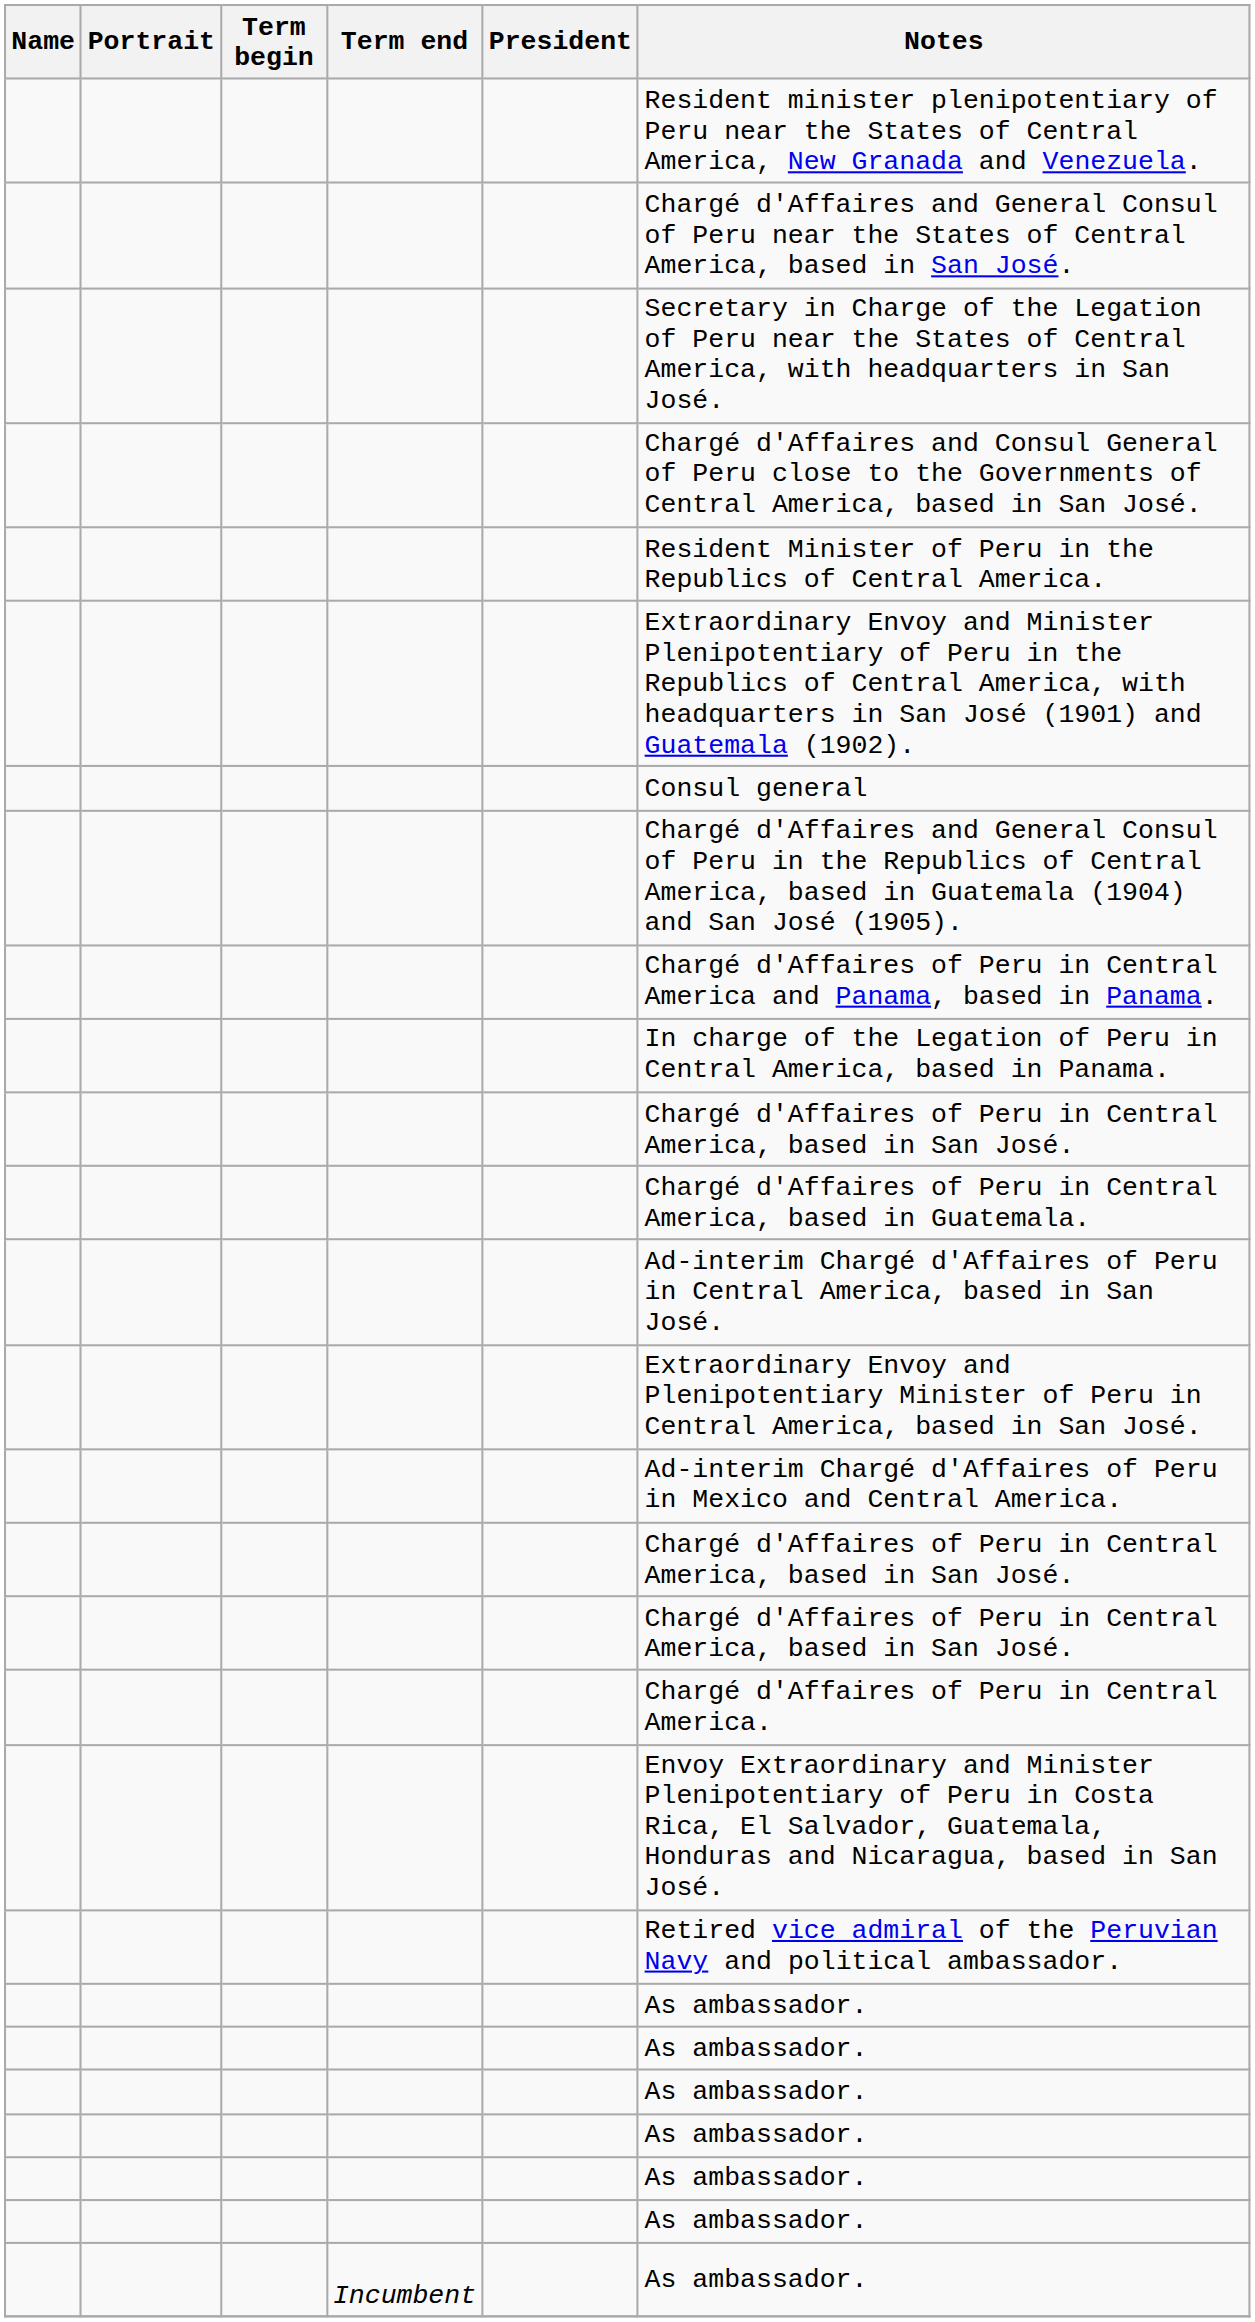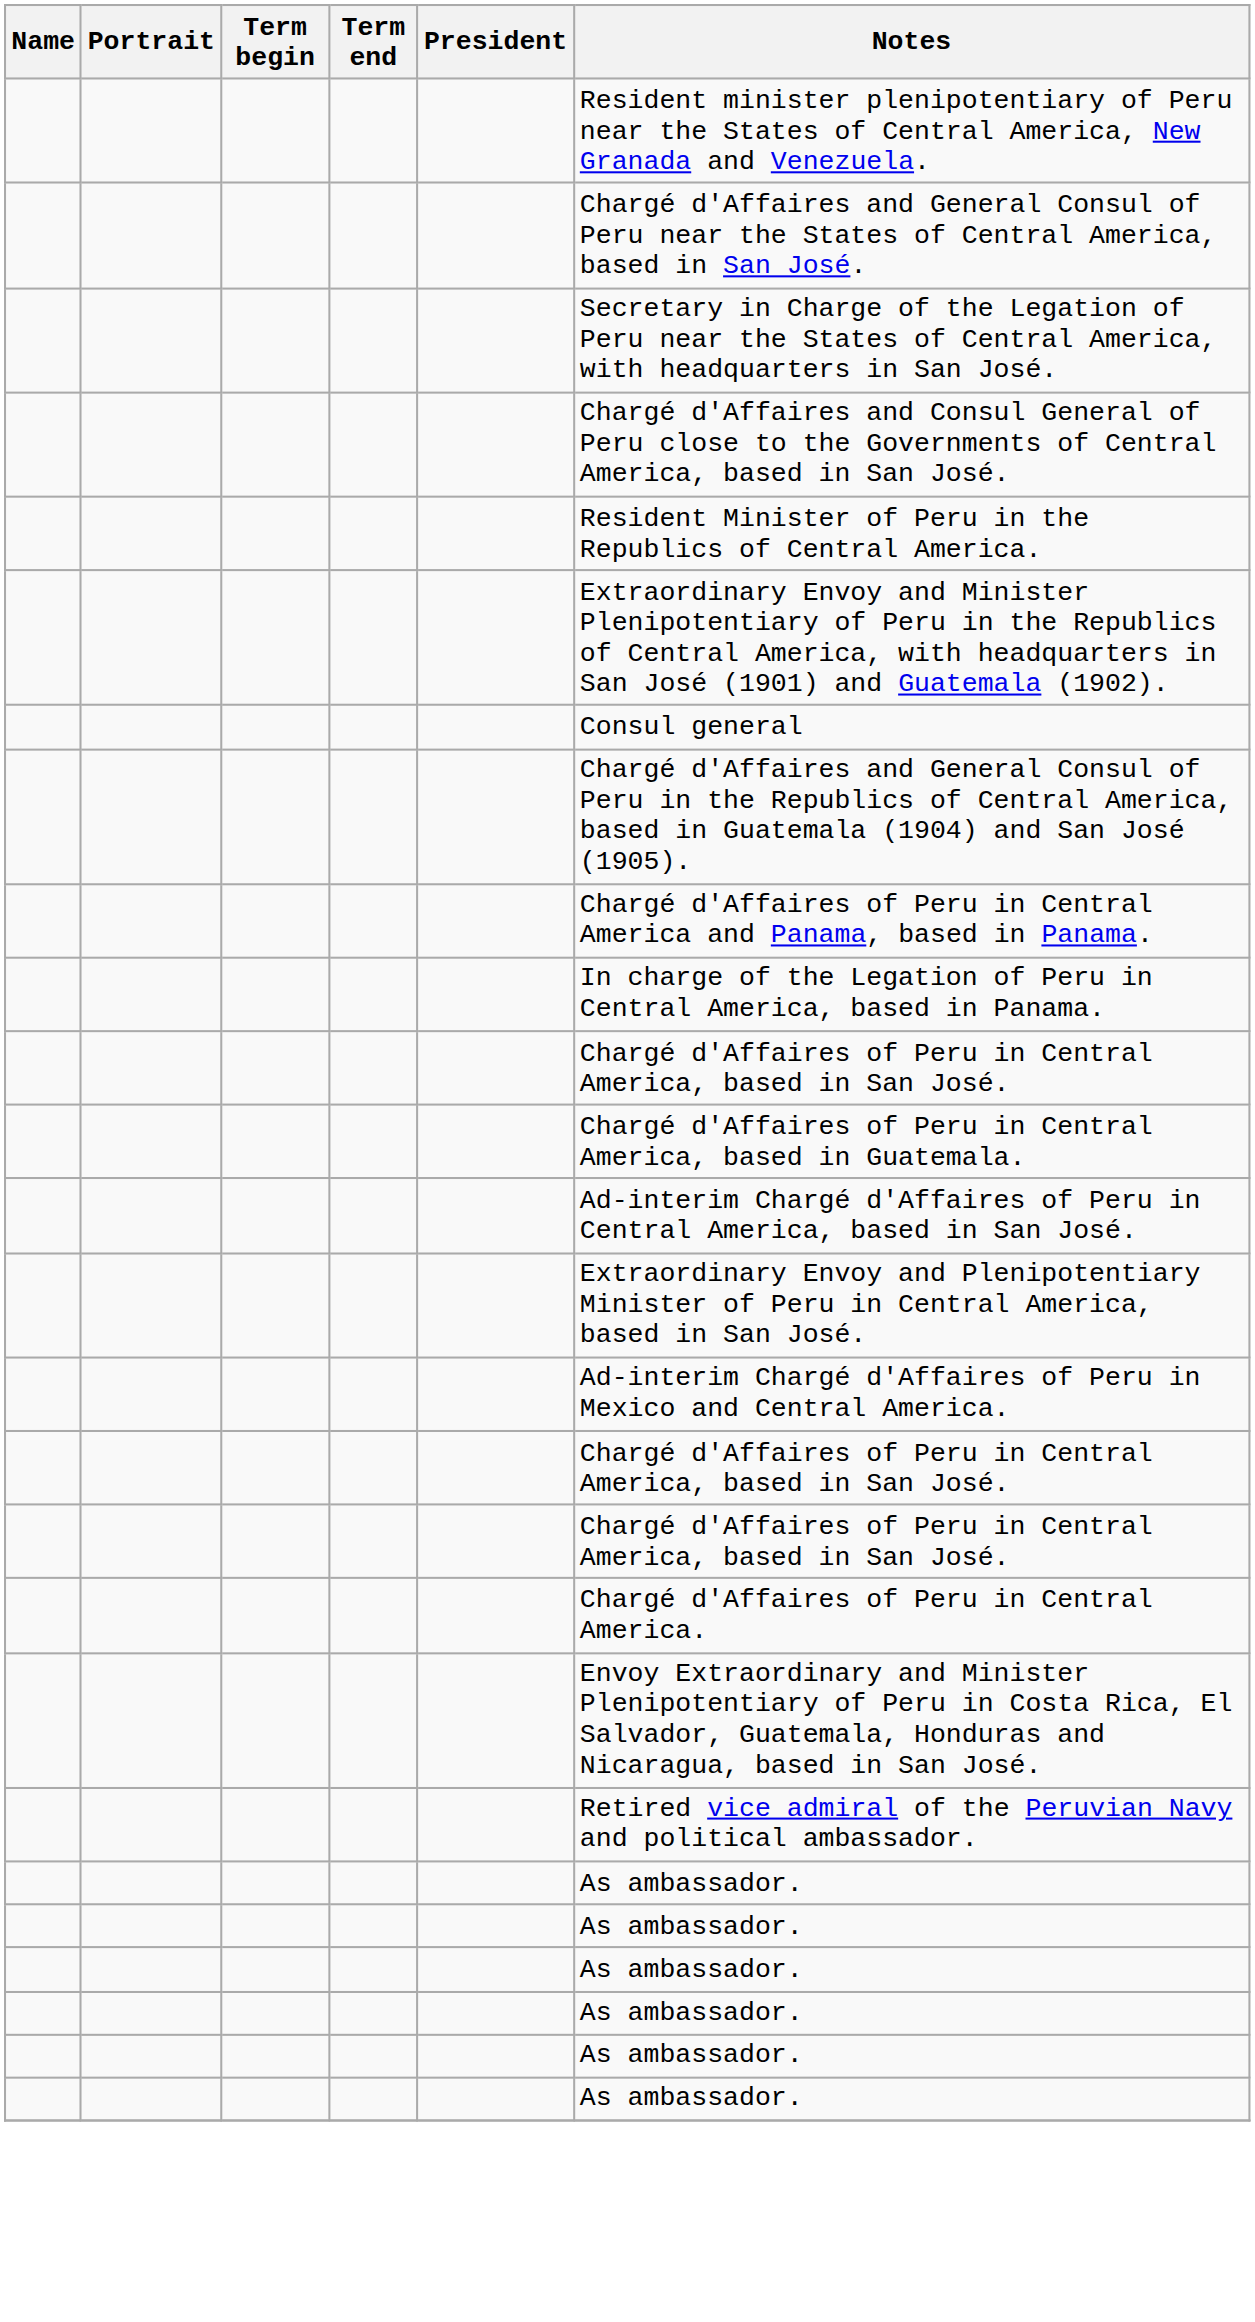- row: (43, 2280)
